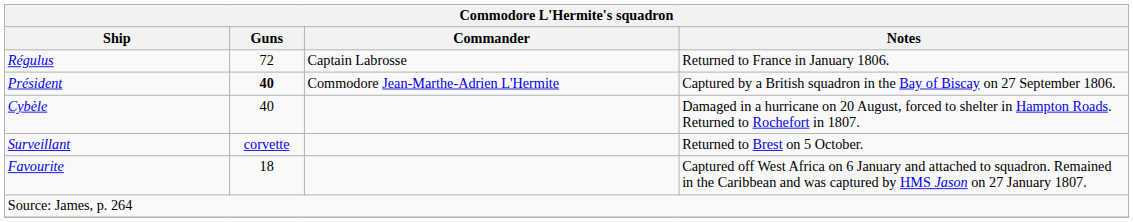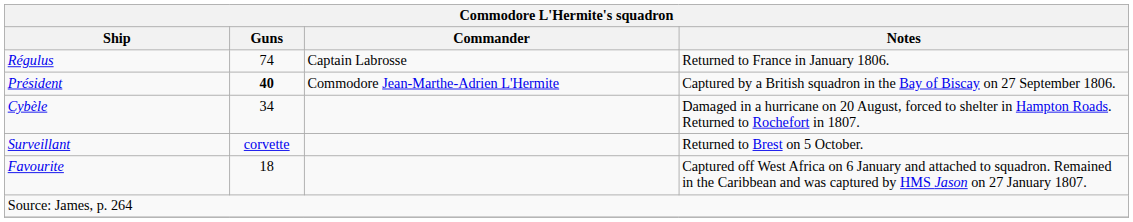(267, 60) 72 -> (267, 60) 74
(267, 106) 40 -> (267, 106) 34
